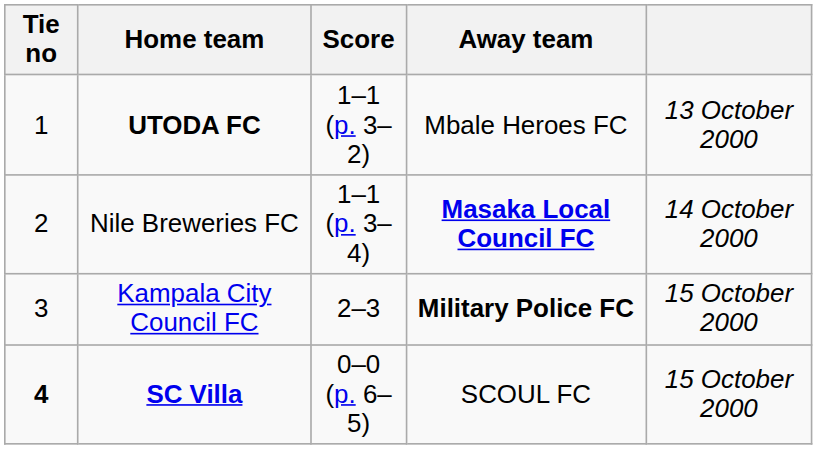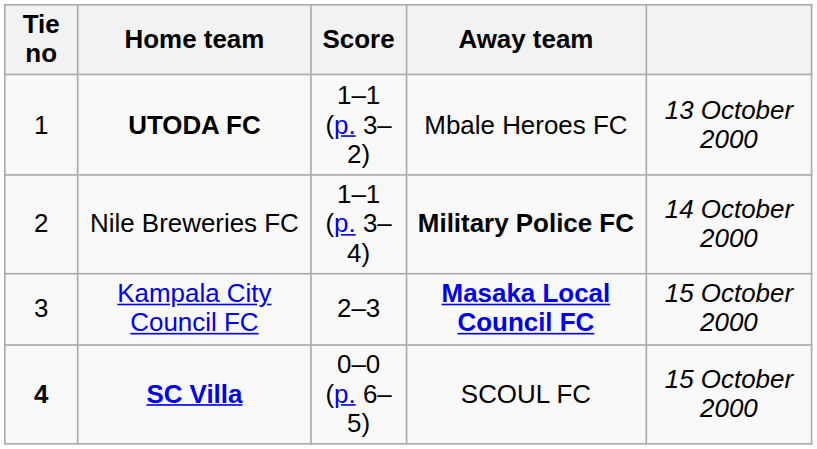(526, 223) Masaka Local Council FC -> (526, 223) Military Police FC
(526, 308) Military Police FC -> (526, 308) Masaka Local Council FC
